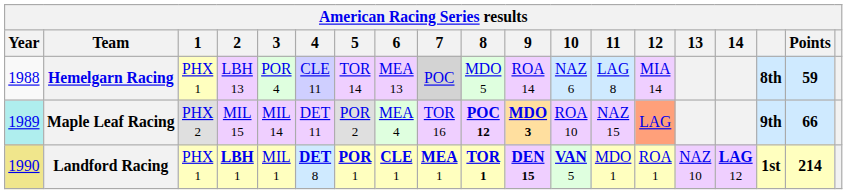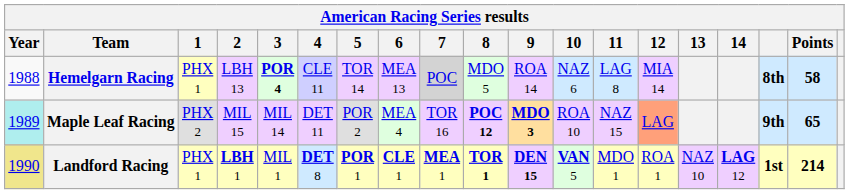(276, 77) normal -> (278, 77) bold
(810, 77) 59 -> (813, 77) 58
(810, 122) 66 -> (813, 122) 65
